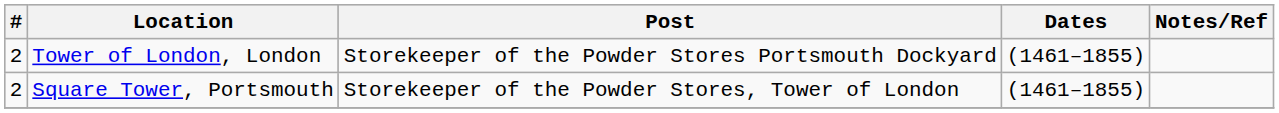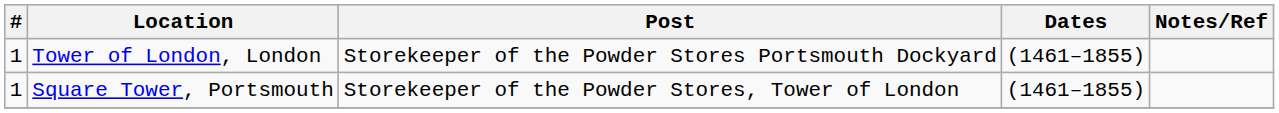(16, 56) 2 -> (16, 56) 1
(16, 90) 2 -> (16, 90) 1
